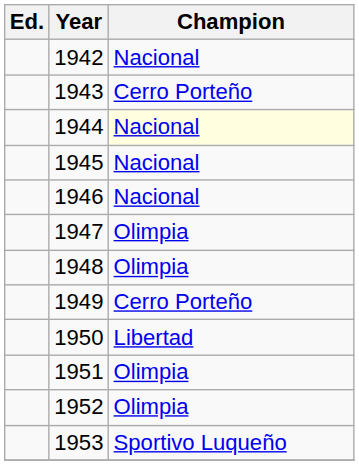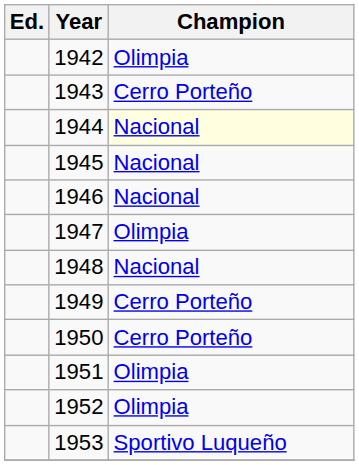(157, 57) Nacional -> (151, 57) Olimpia
(151, 267) Olimpia -> (157, 267) Nacional
(154, 337) Libertad -> (183, 337) Cerro Porteño
